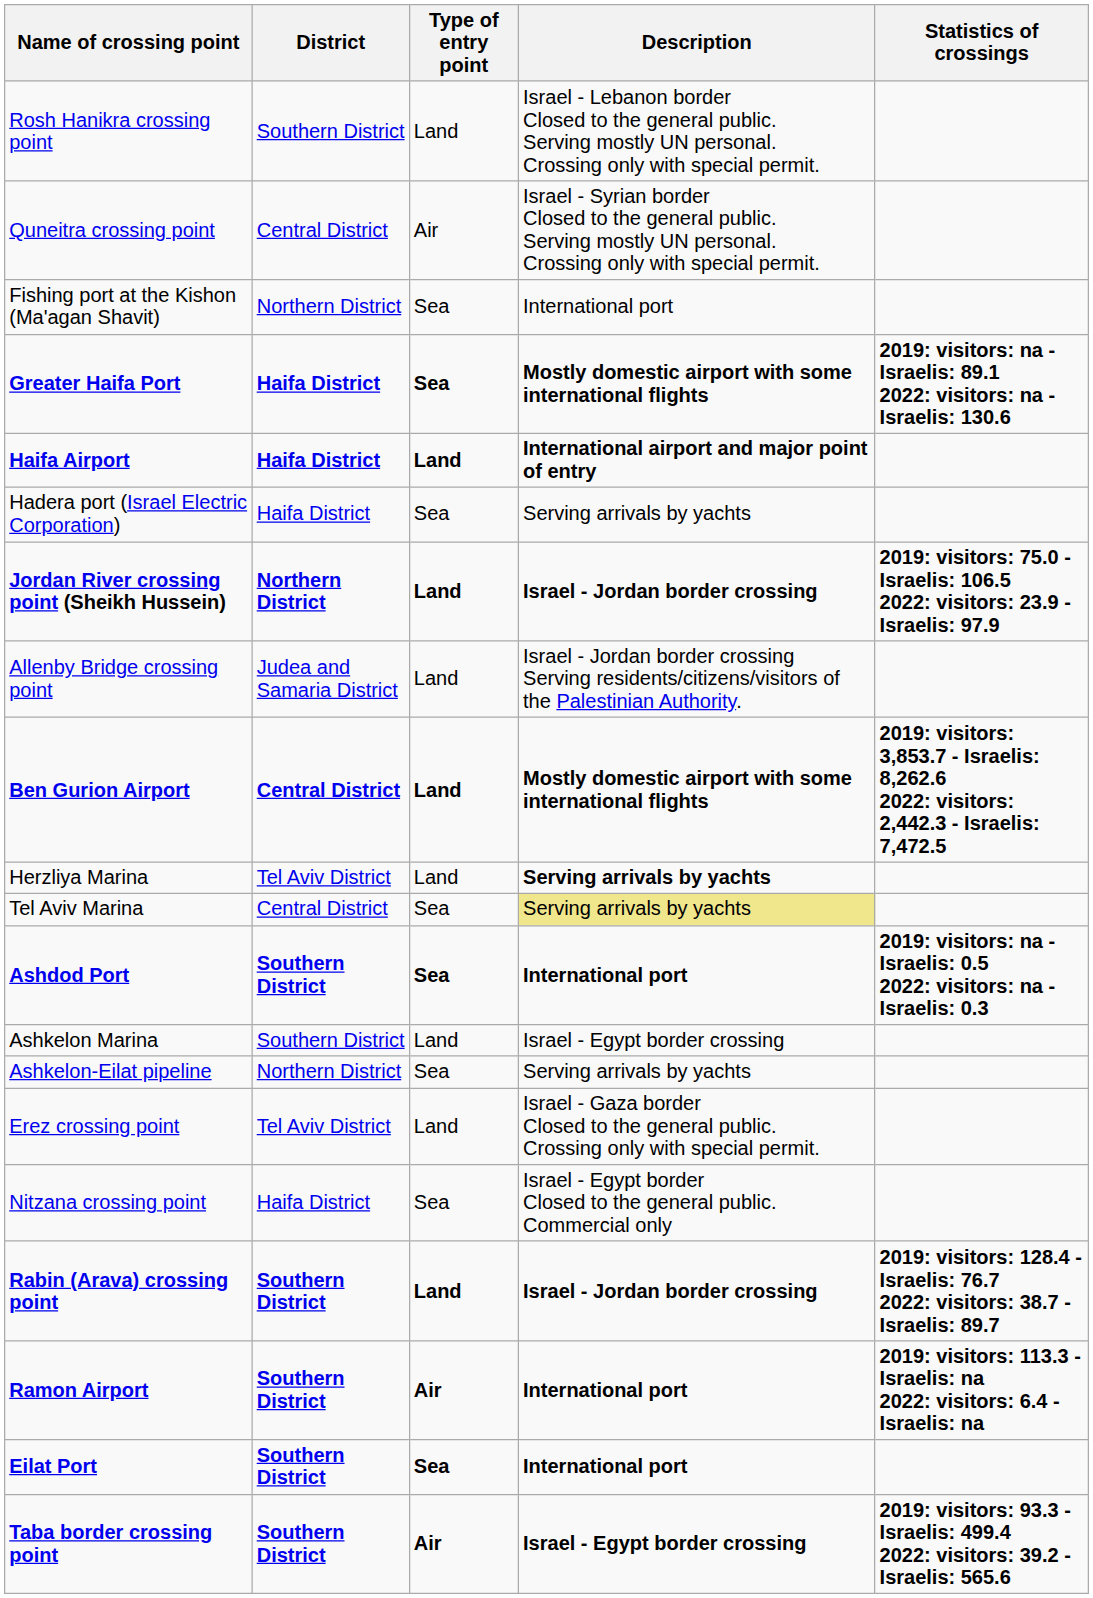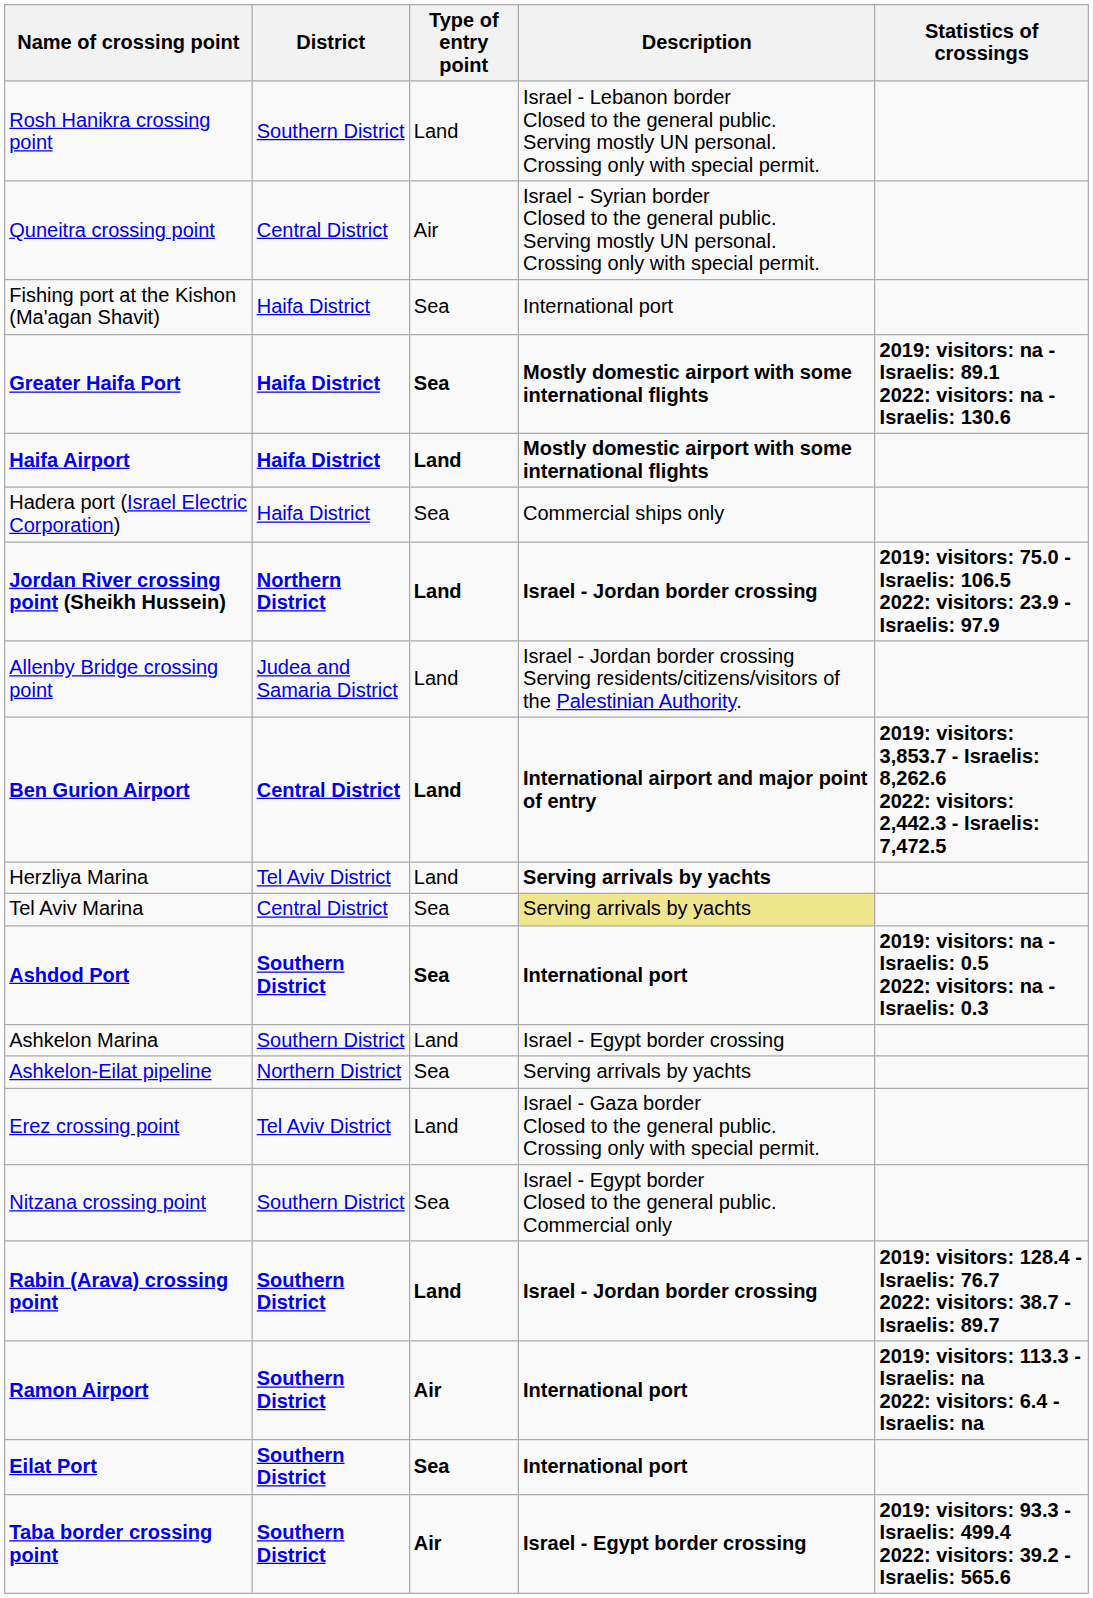(329, 306) Northern District -> (313, 306) Haifa District
(695, 460) International airport and major point of entry -> (688, 460) Mostly domestic airport with some international flights
(637, 514) Serving arrivals by yachts -> (624, 514) Commercial ships only
(688, 789) Mostly domestic airport with some international flights -> (695, 789) International airport and major point of entry
(313, 1202) Haifa District -> (331, 1202) Southern District
